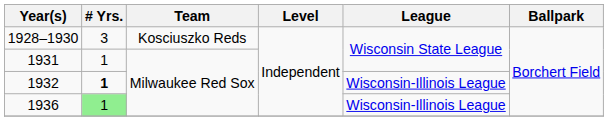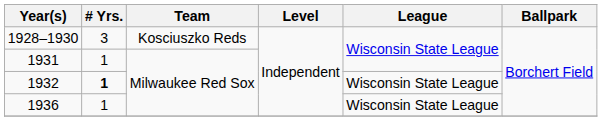(426, 83) Wisconsin-Illinois League -> (423, 83) Wisconsin State League
(104, 105) lightgreen background -> (104, 105) no background
(426, 105) Wisconsin-Illinois League -> (423, 105) Wisconsin State League
